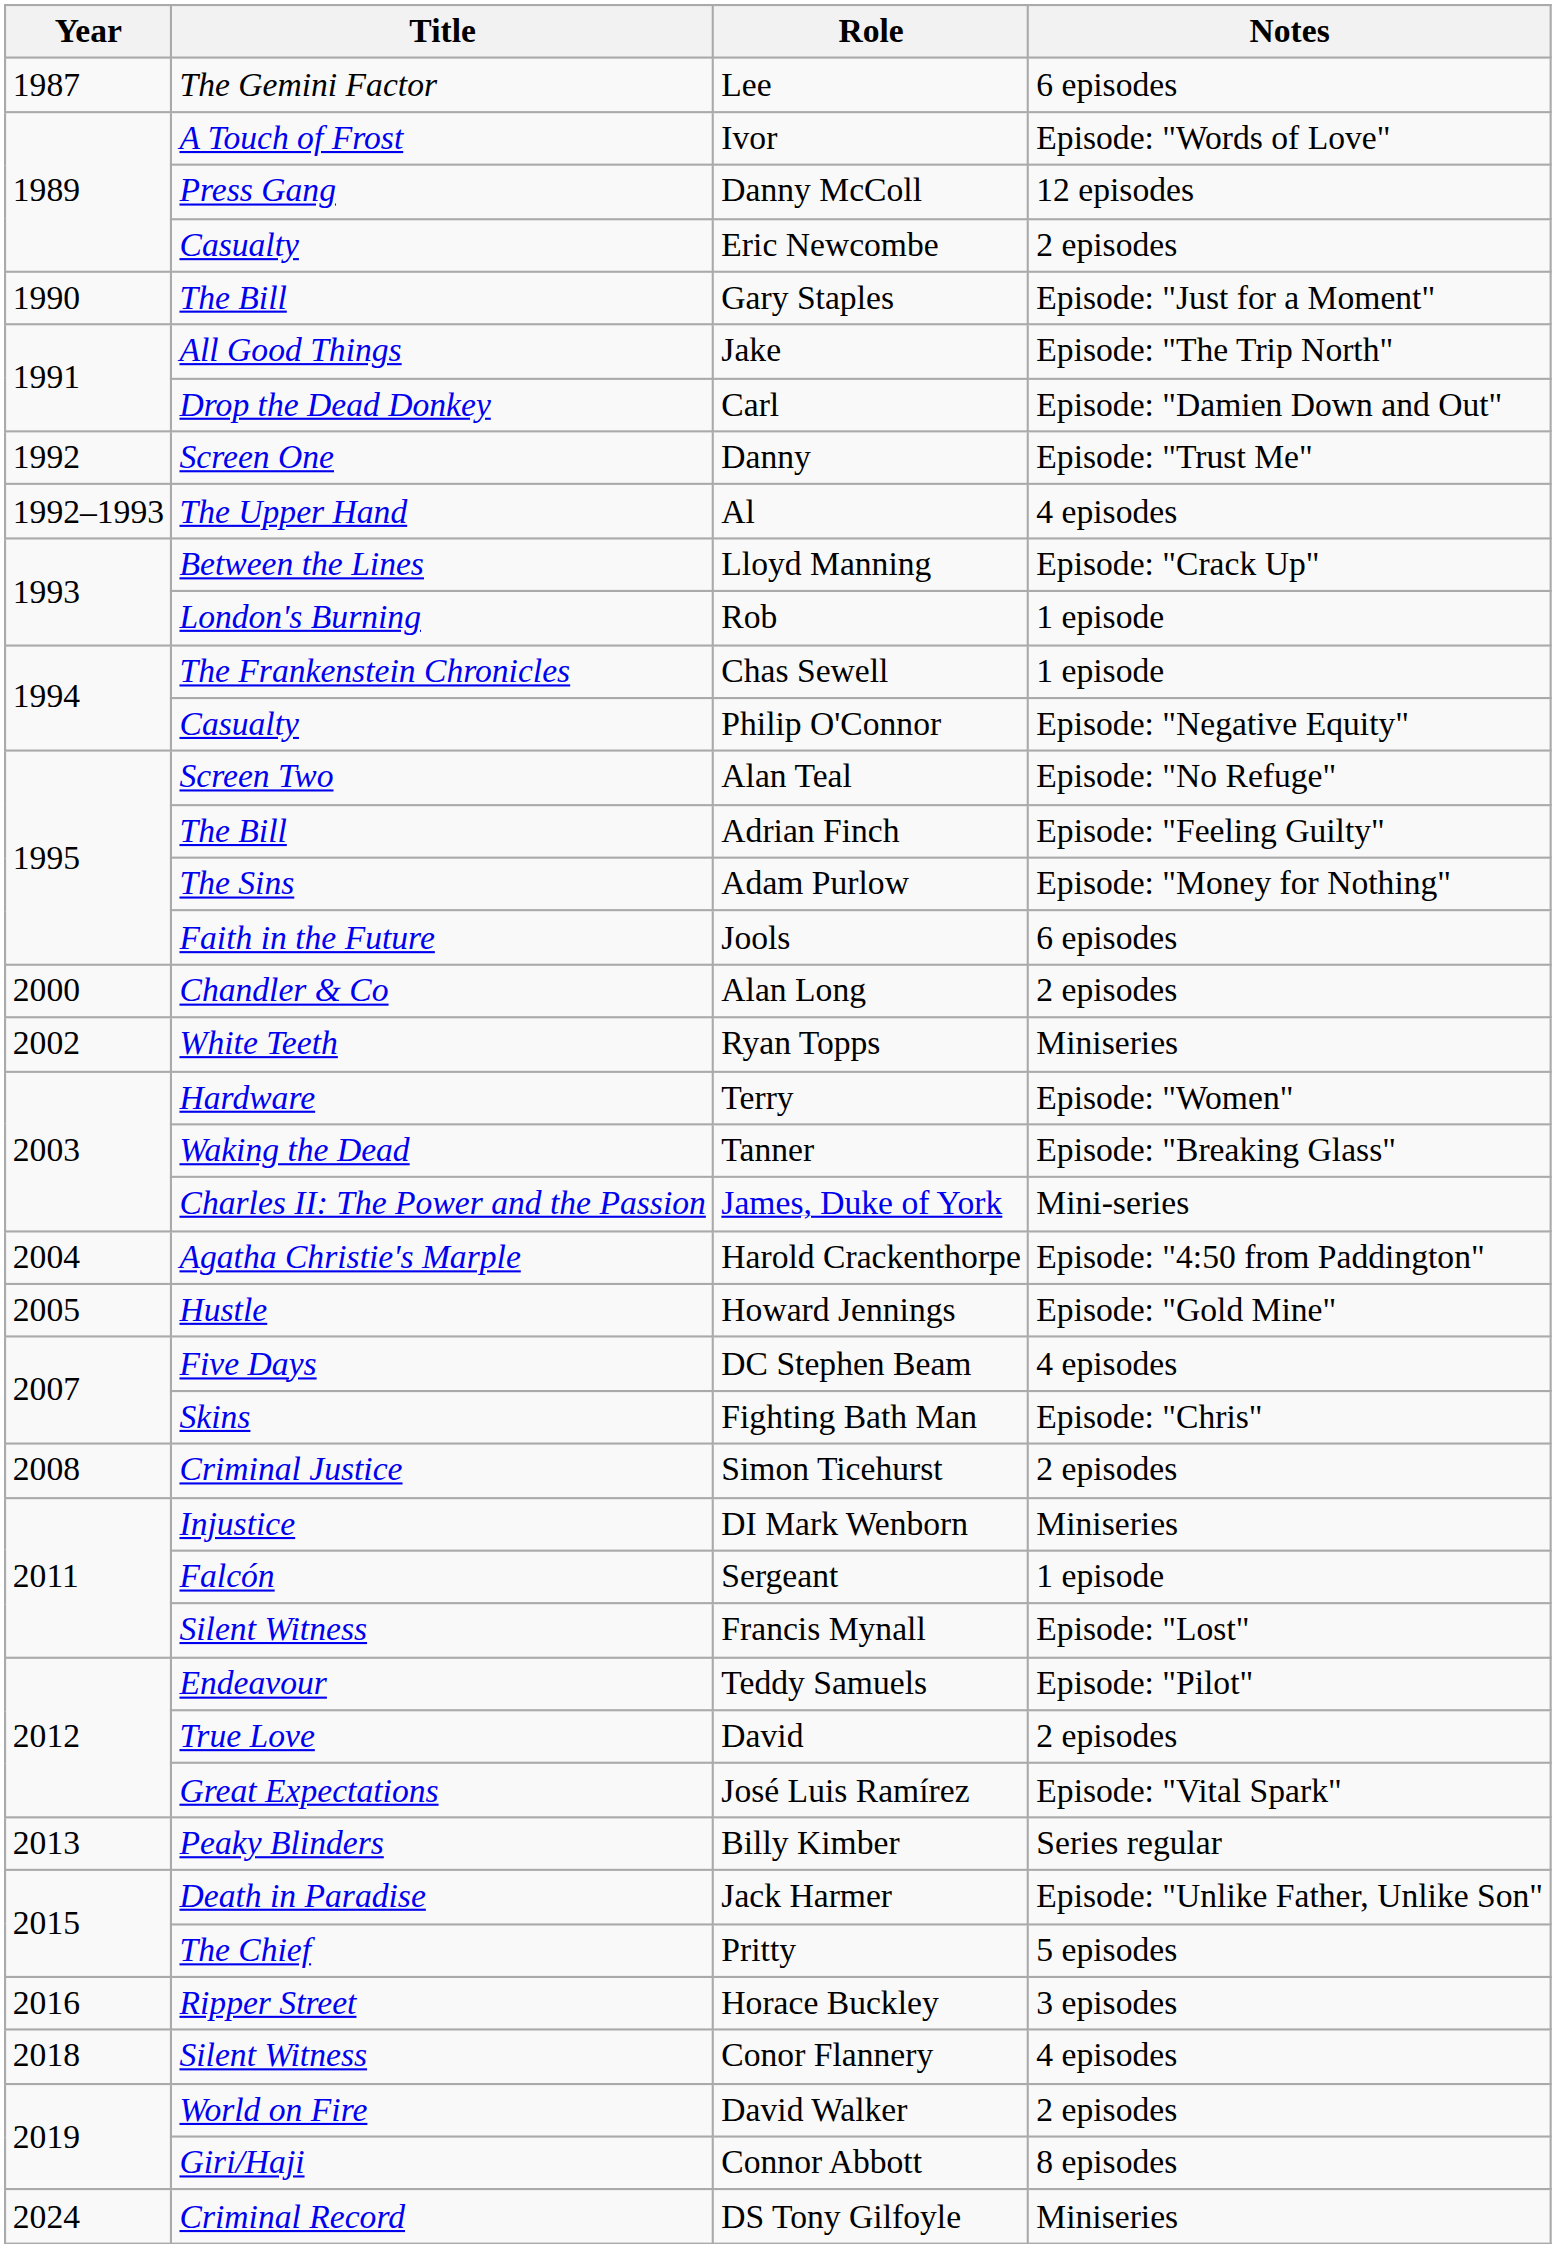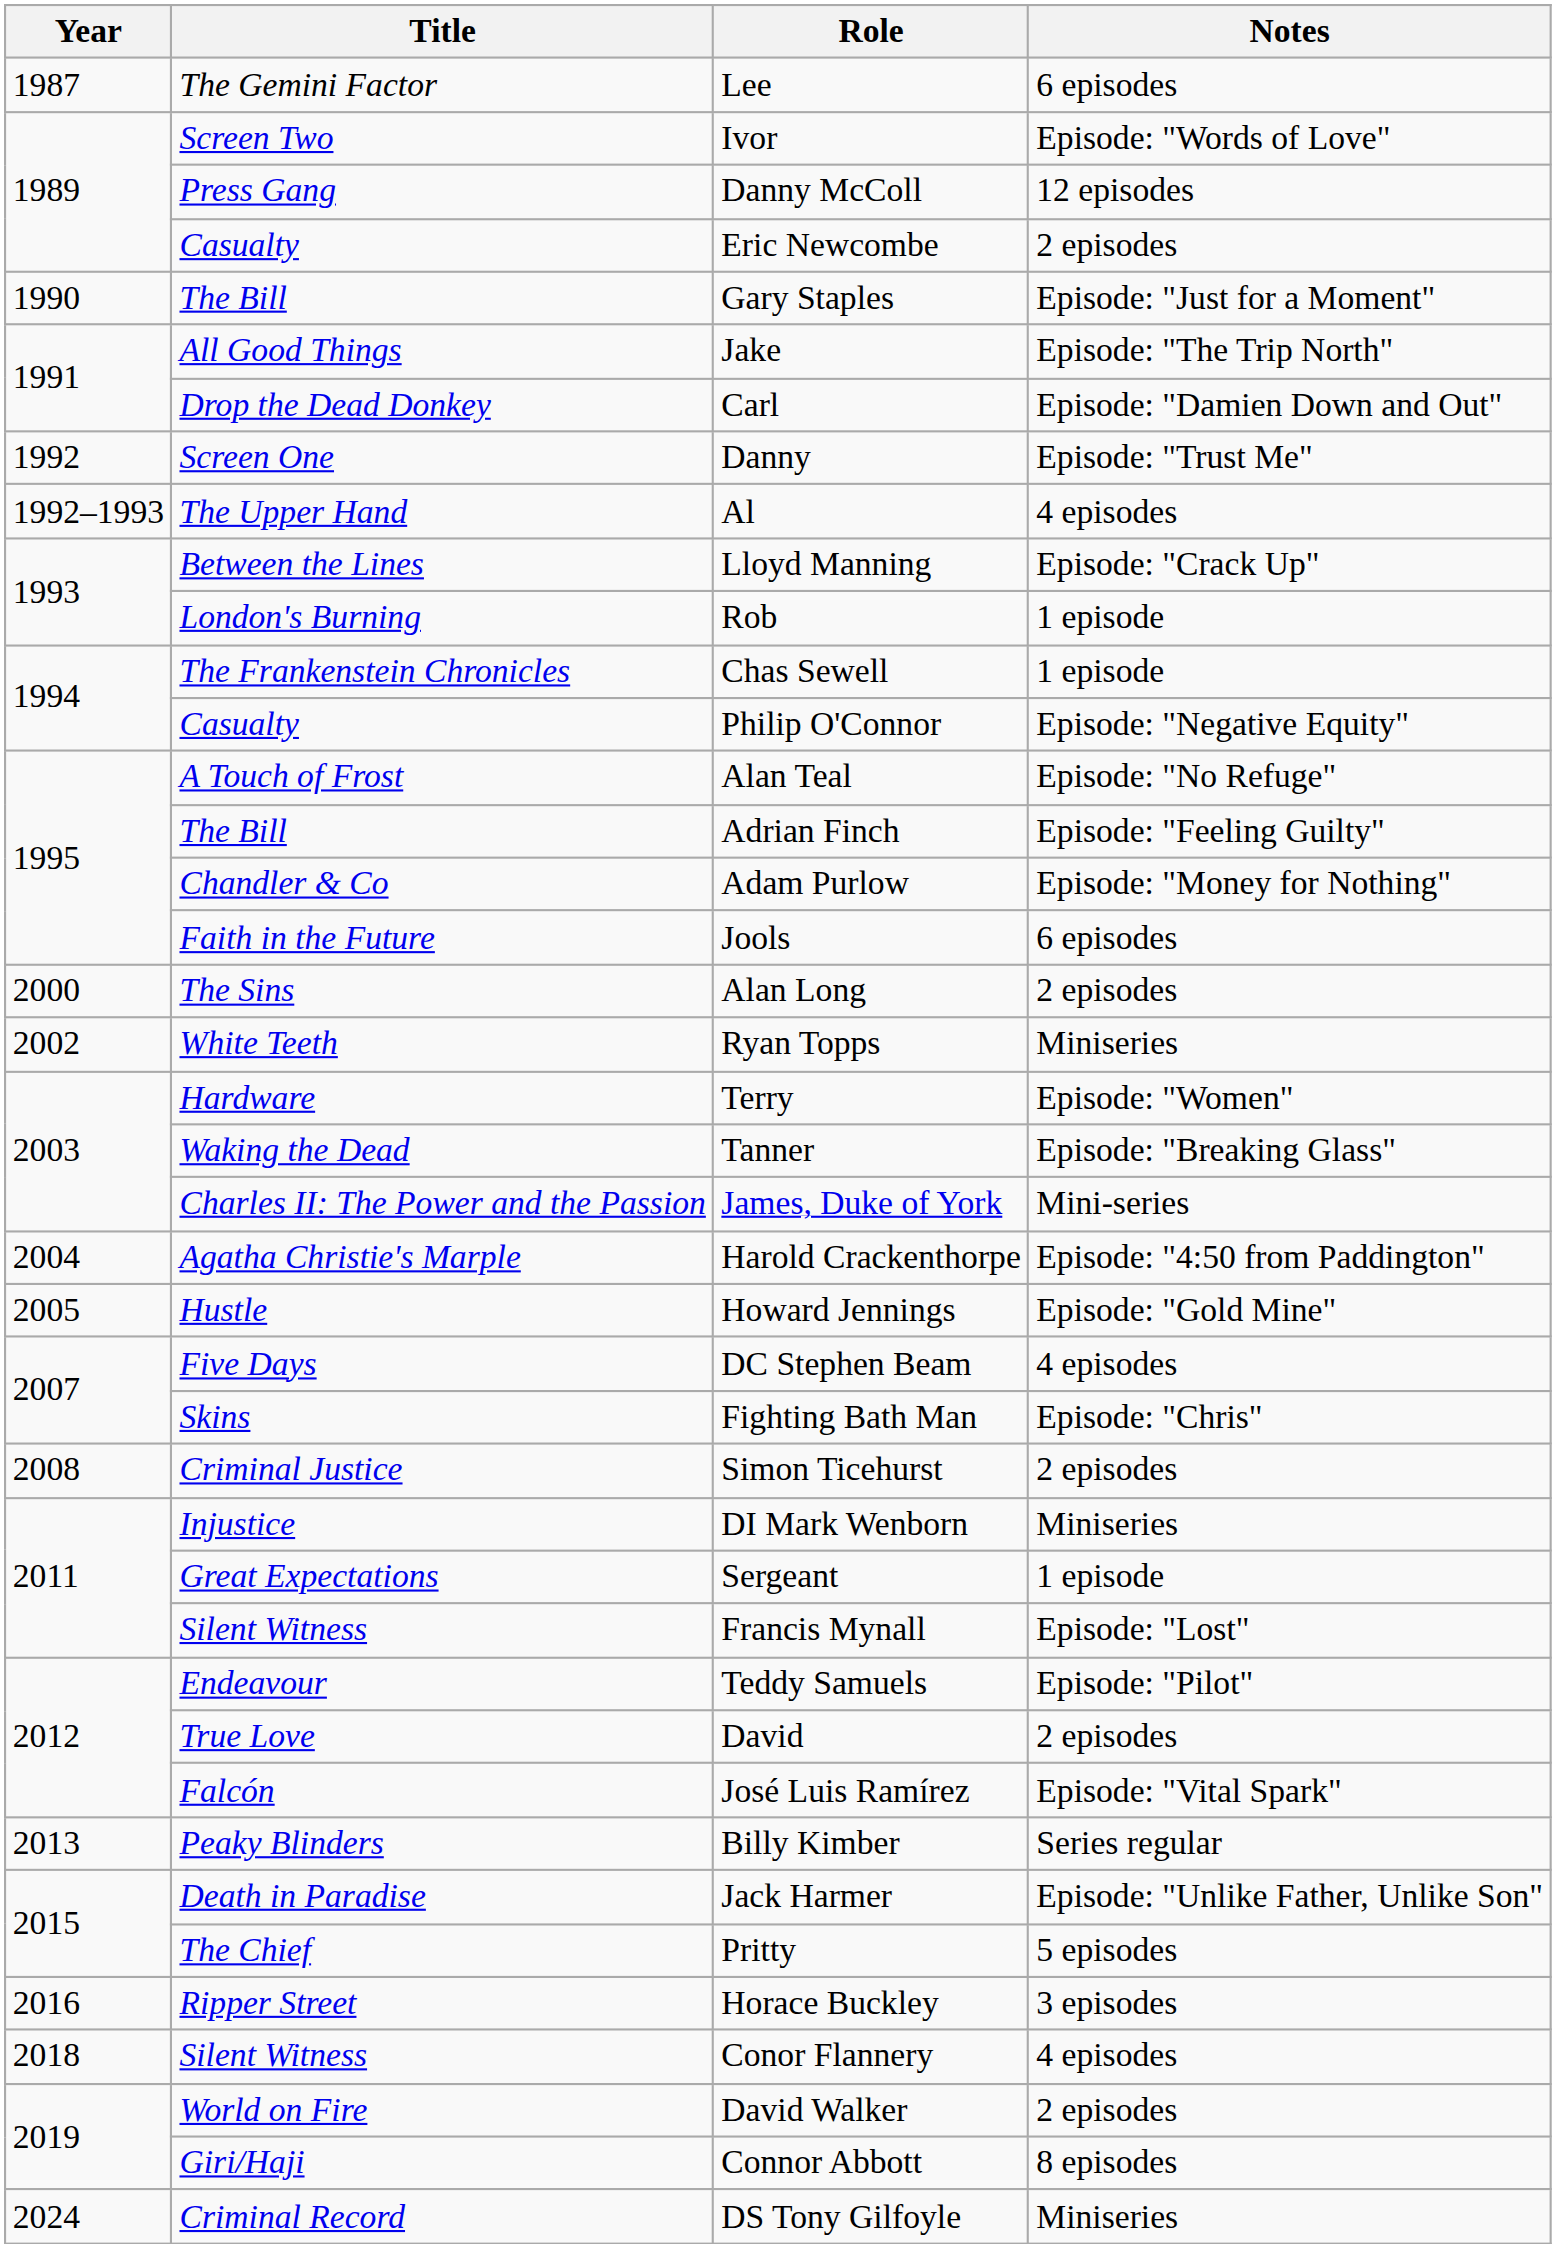(291, 137) A Touch of Frost -> (256, 137) Screen Two
(256, 777) Screen Two -> (291, 777) A Touch of Frost
(237, 883) The Sins -> (284, 883) Chandler & Co
(284, 990) Chandler & Co -> (237, 990) The Sins
(227, 1576) Falcón -> (309, 1576) Great Expectations
(309, 1789) Great Expectations -> (227, 1789) Falcón
